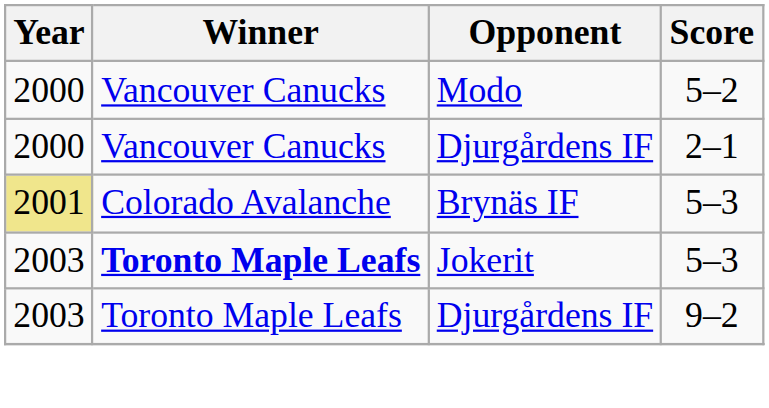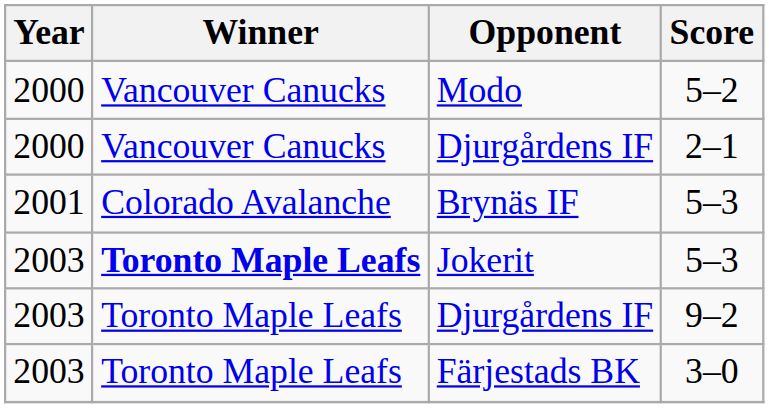(49, 202) khaki background -> (49, 202) no background
+ row: (538, 372)
